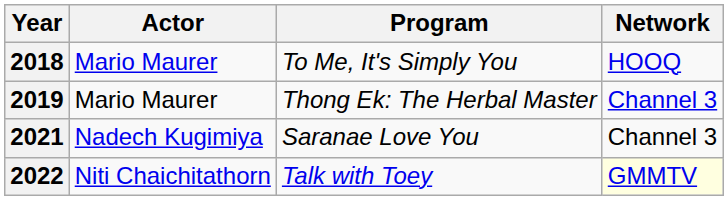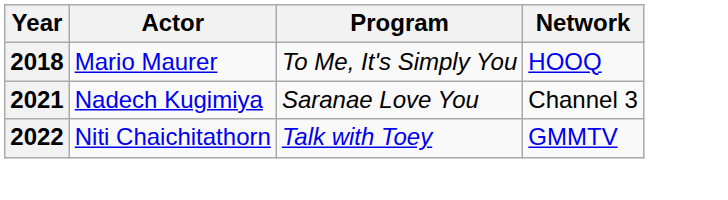- row: (37, 99)
(652, 175) lightyellow background -> (573, 137) no background
